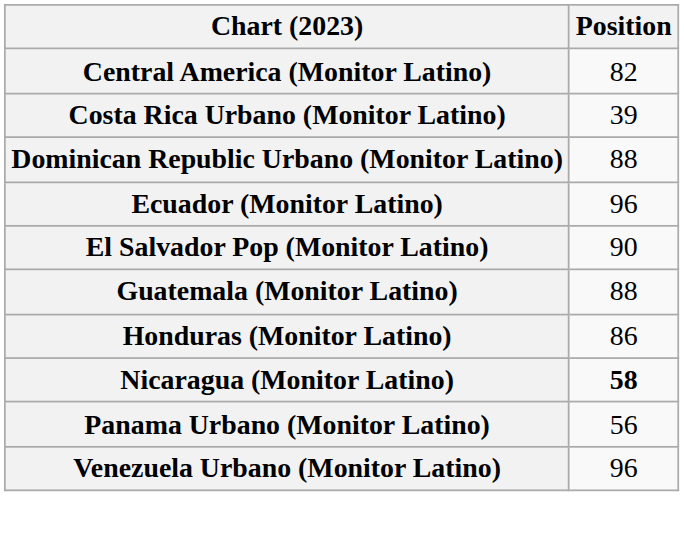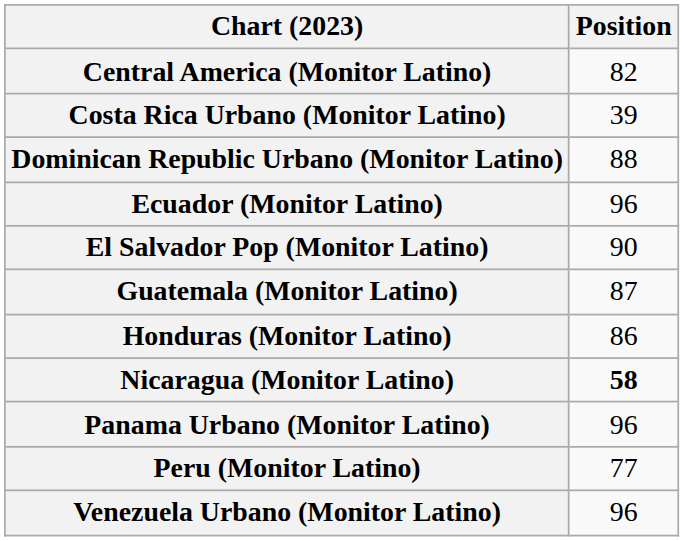(624, 291) 88 -> (624, 291) 87
(624, 423) 56 -> (624, 423) 96
+ row: (287, 468)
